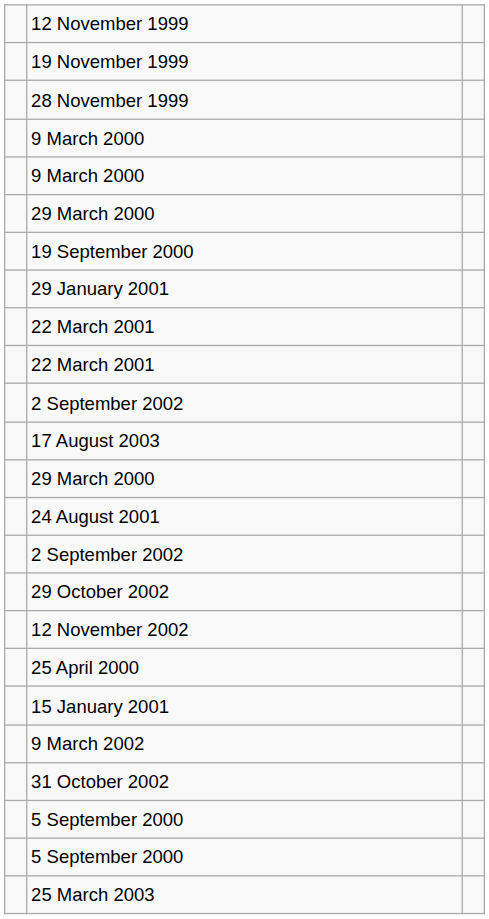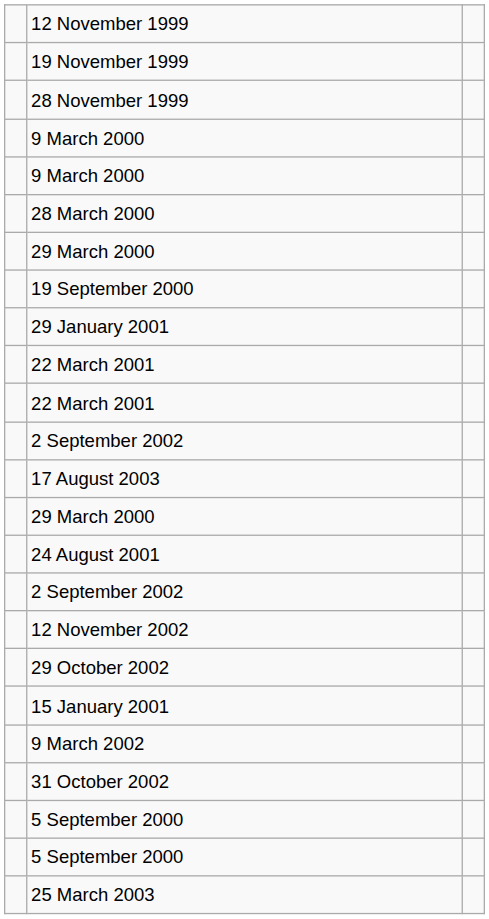+ row: (16, 213)
rows swapped: (16, 592) <-> (16, 630)
- row: (16, 668)
